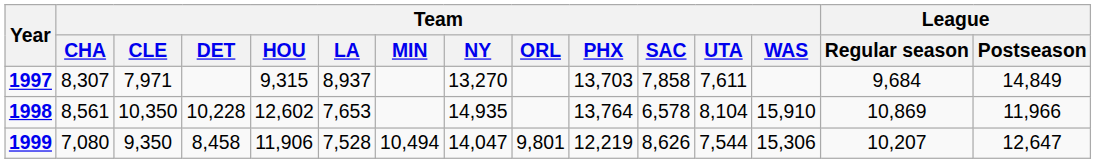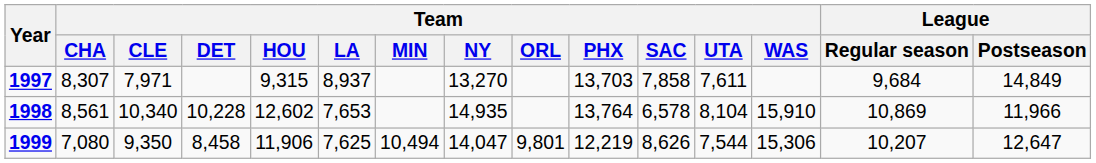(148, 111) 10,350 -> (148, 111) 10,340
(347, 142) 7,528 -> (347, 142) 7,625
